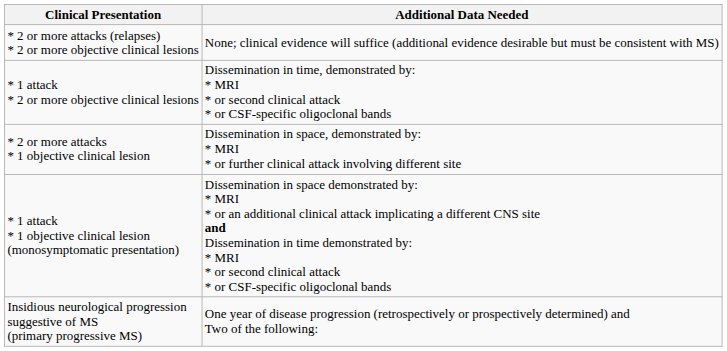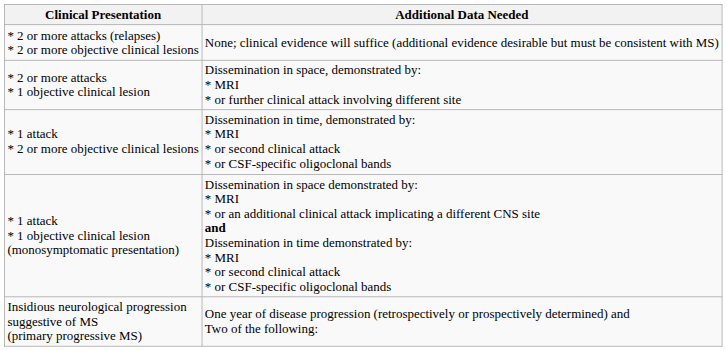rows swapped: (79, 149) <-> (103, 92)
